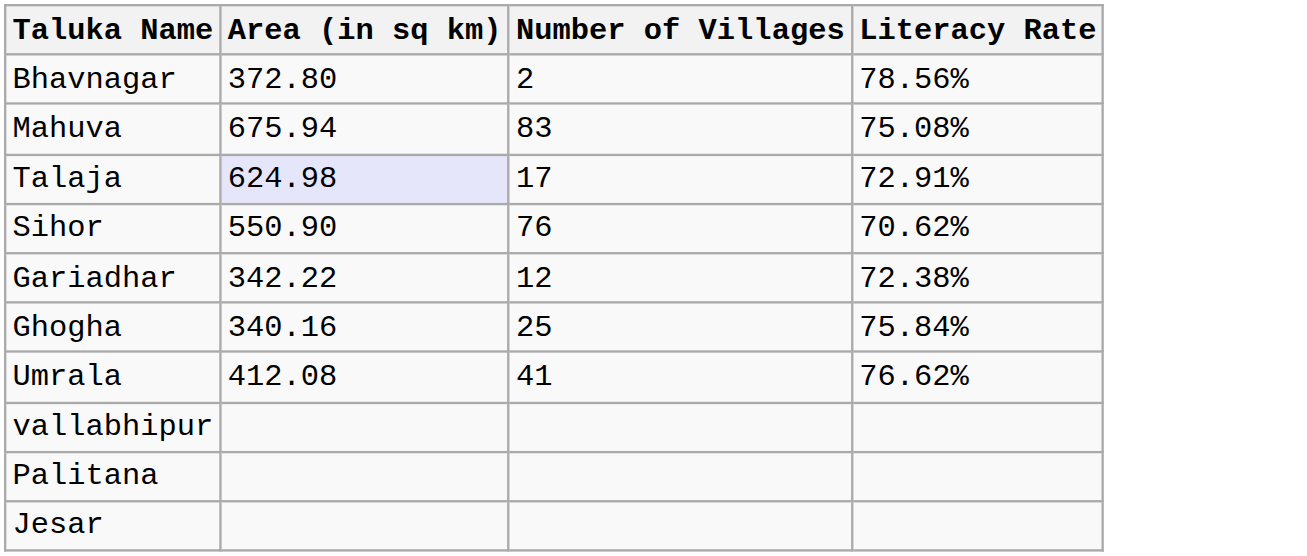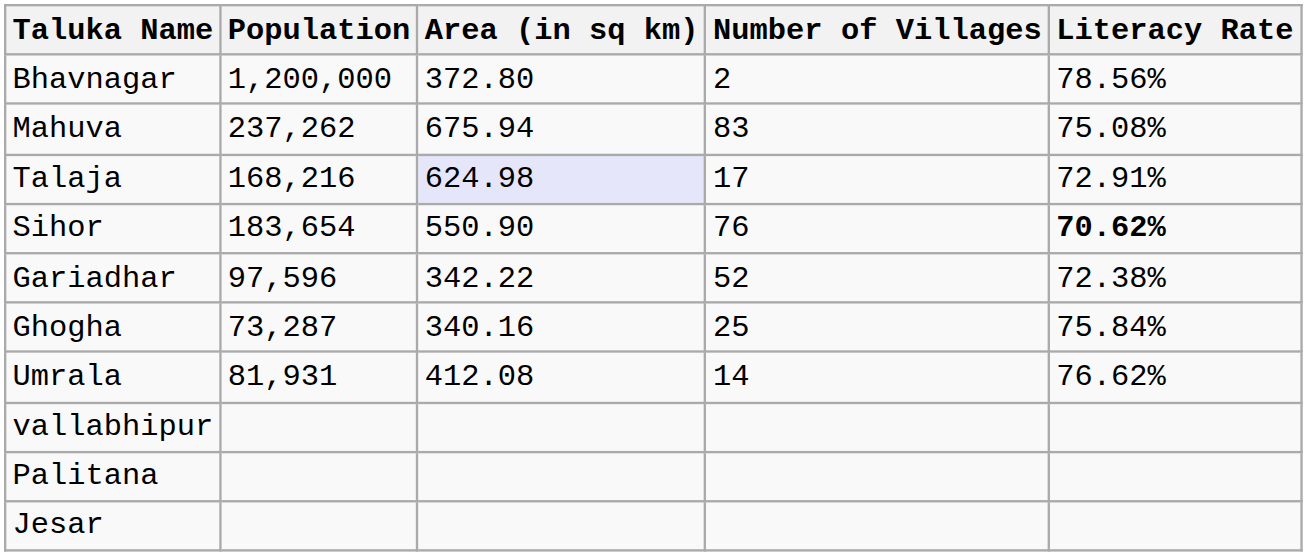+ column: (319, 30)
(914, 228) normal -> (1111, 228) bold
(534, 278) 12 -> (731, 278) 52
(534, 377) 41 -> (731, 377) 14
